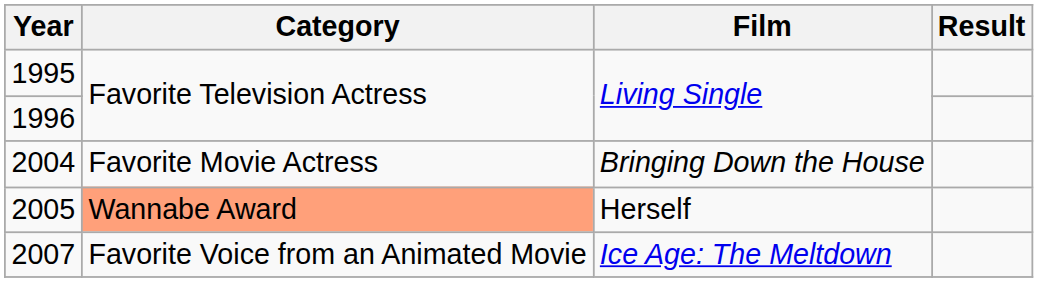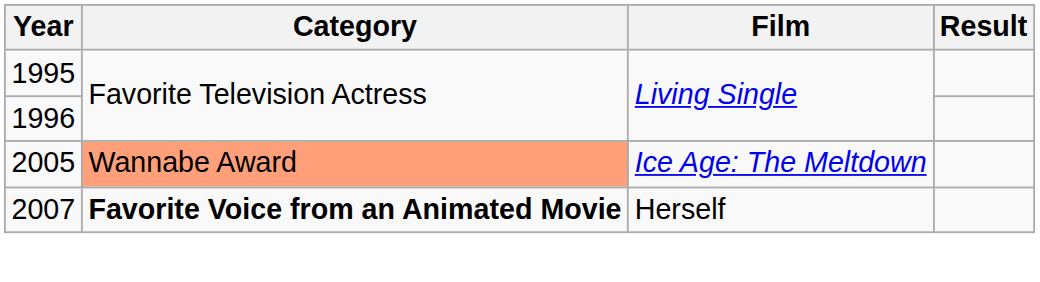- row: (43, 163)
(645, 208) Herself -> (781, 163) Ice Age: The Meltdown
(338, 254) normal -> (355, 208) bold
(746, 254) Ice Age: The Meltdown -> (680, 208) Herself
